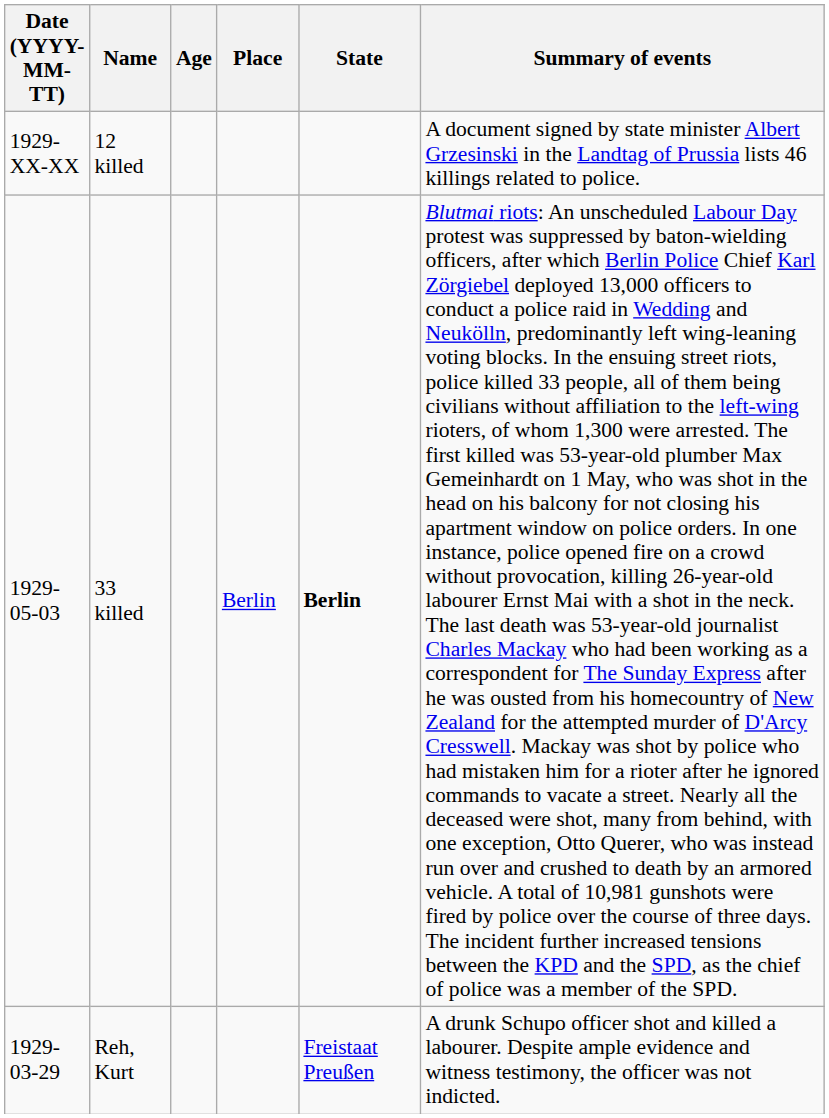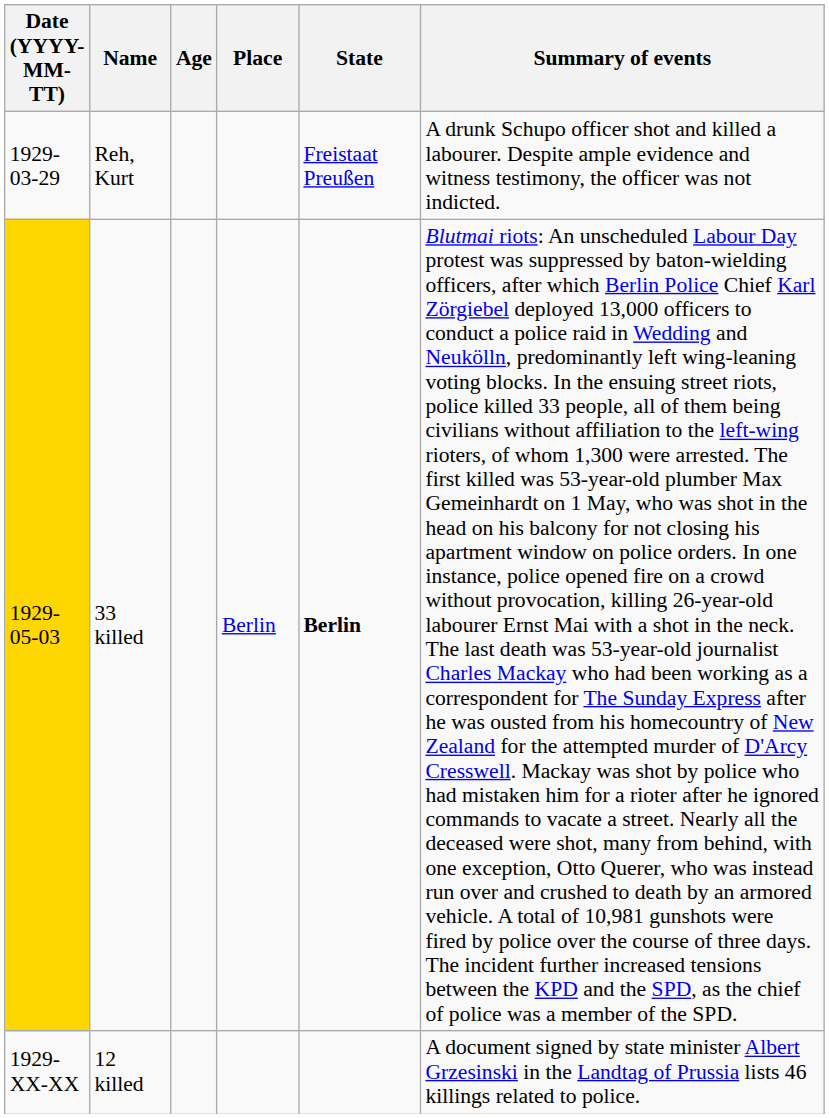rows swapped: (115, 1059) <-> (119, 153)
(35, 600) no background -> (35, 624) gold background
